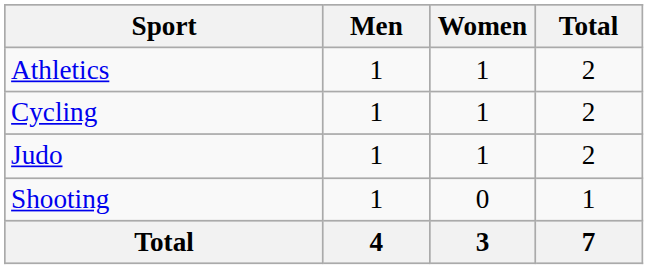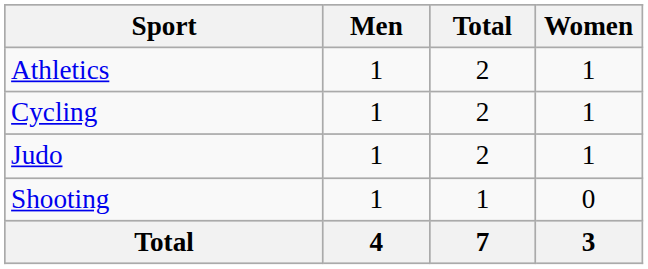columns swapped: (482, 26) <-> (588, 26)
